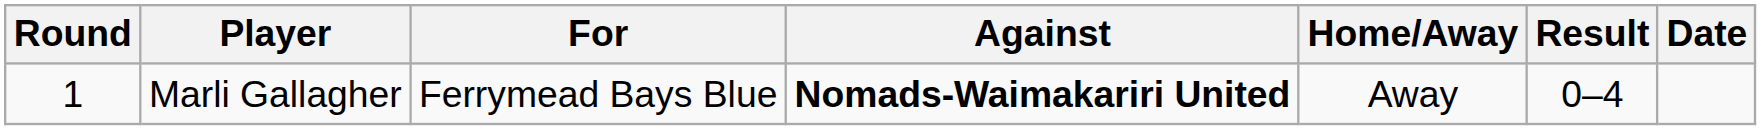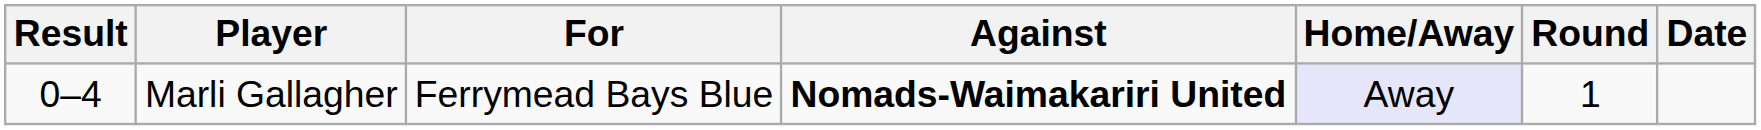columns swapped: (73, 34) <-> (1592, 34)
(1413, 93) no background -> (1409, 93) lavender background
